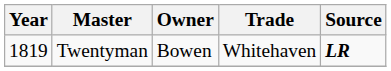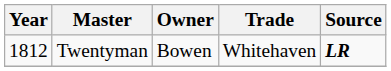(28, 50) 1819 -> (28, 50) 1812
